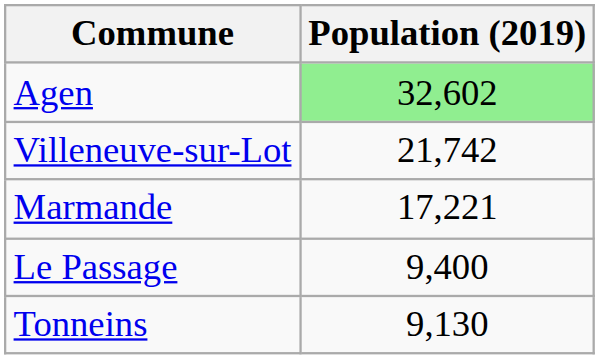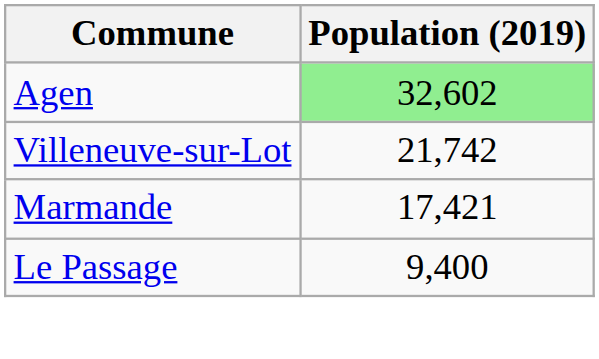(447, 207) 17,221 -> (447, 207) 17,421
- row: (81, 324)
